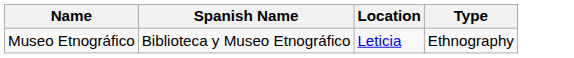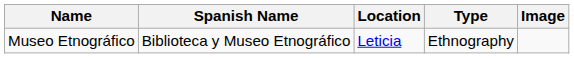+ column: (543, 16)
